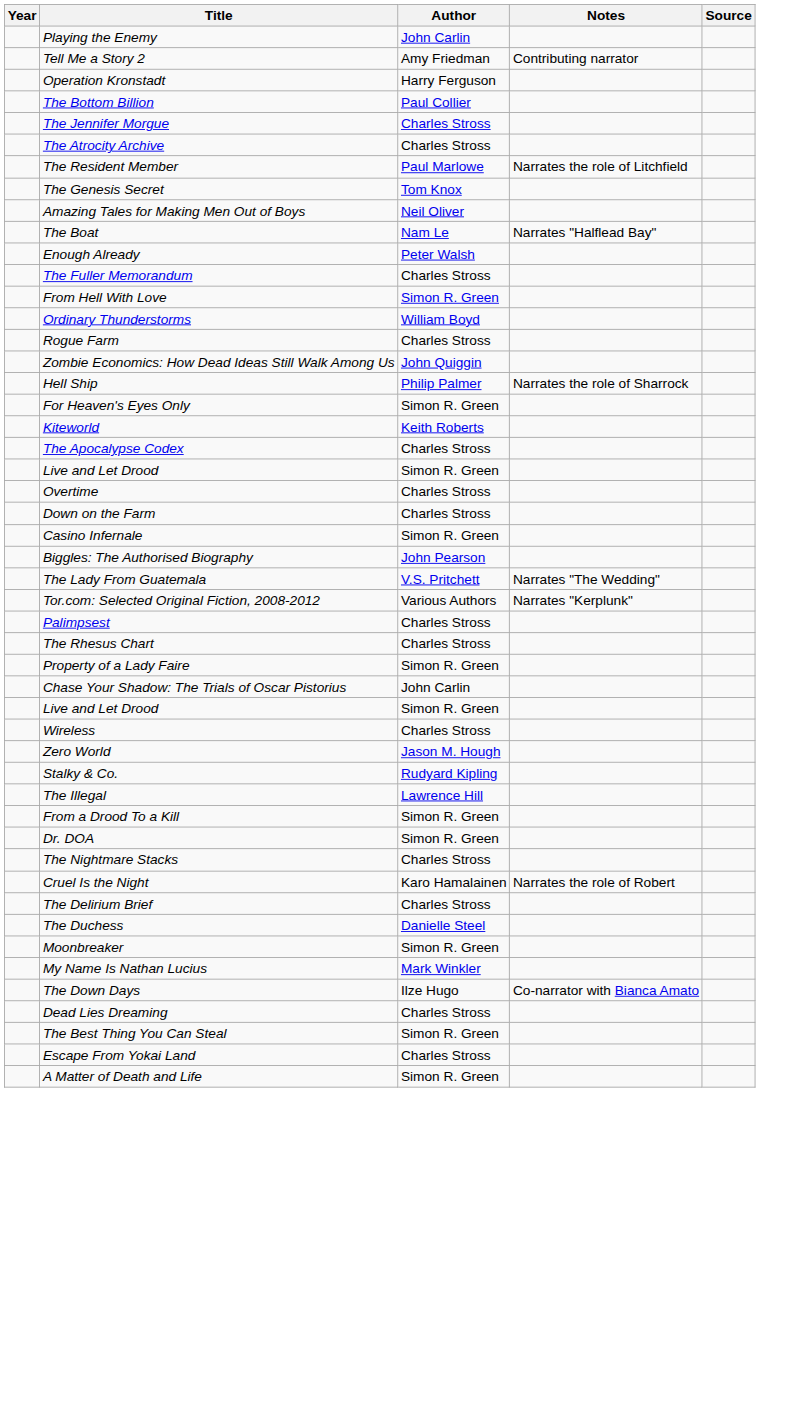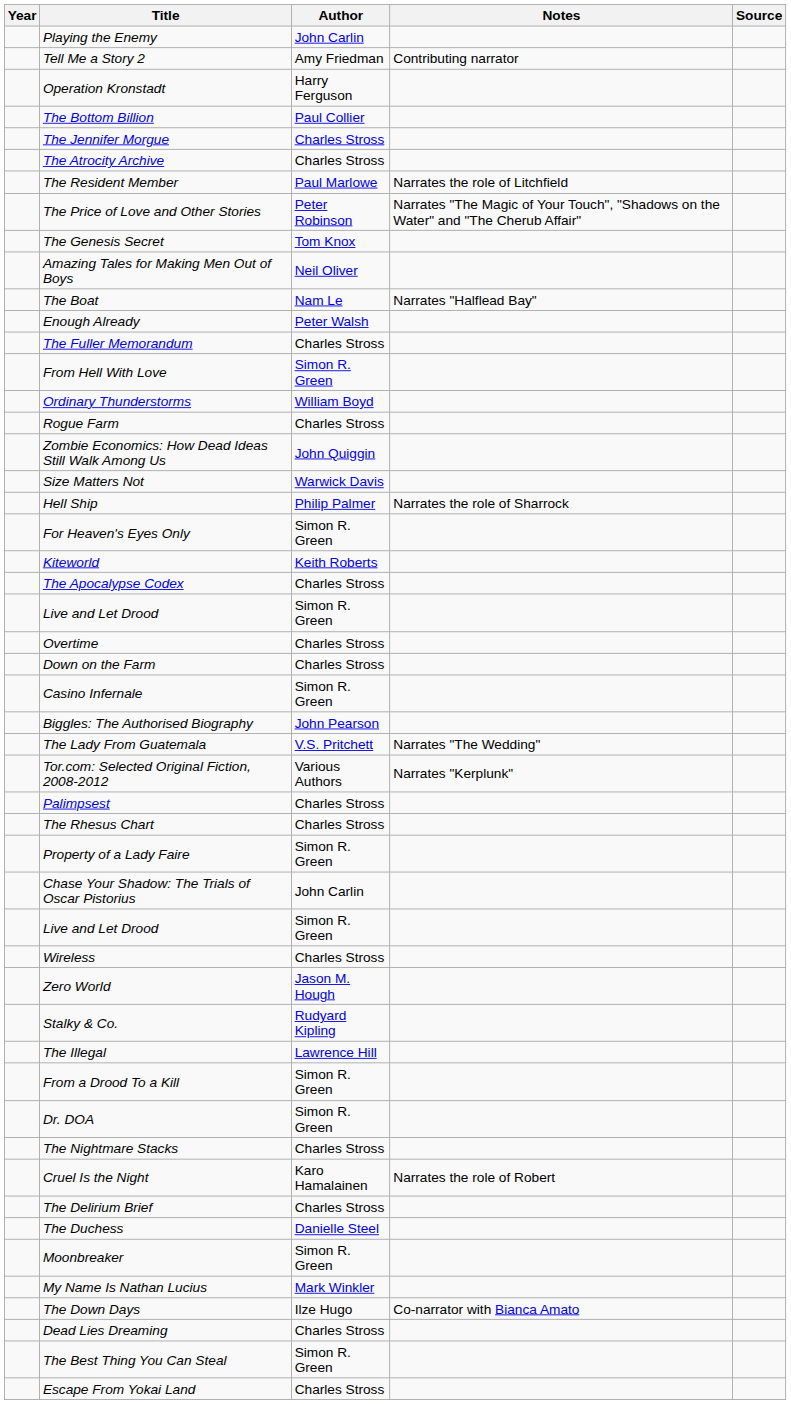+ row: (152, 212)
+ row: (93, 482)
- row: (122, 1077)
